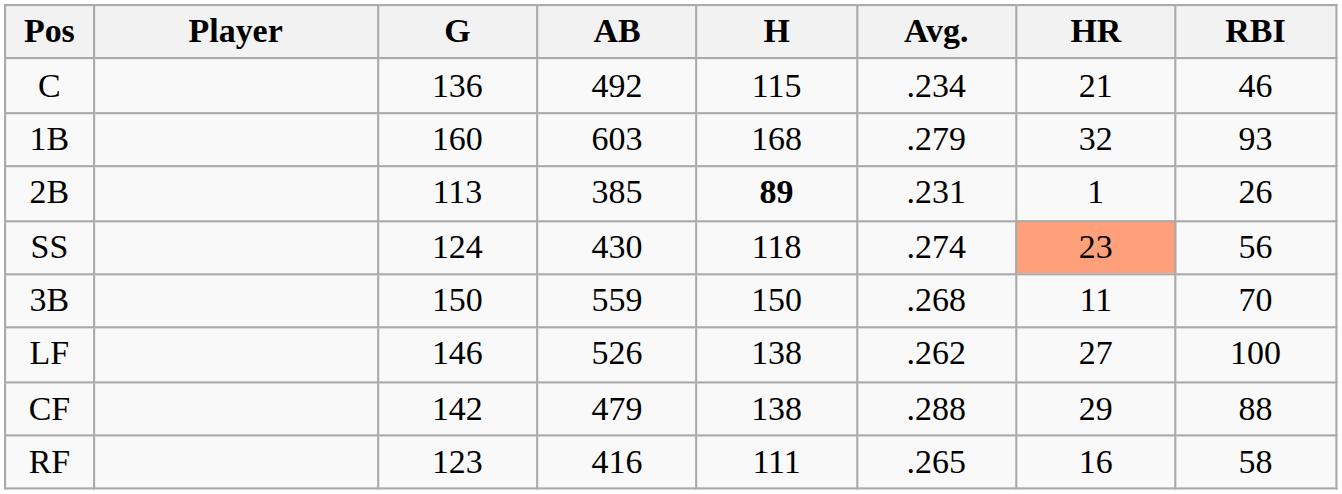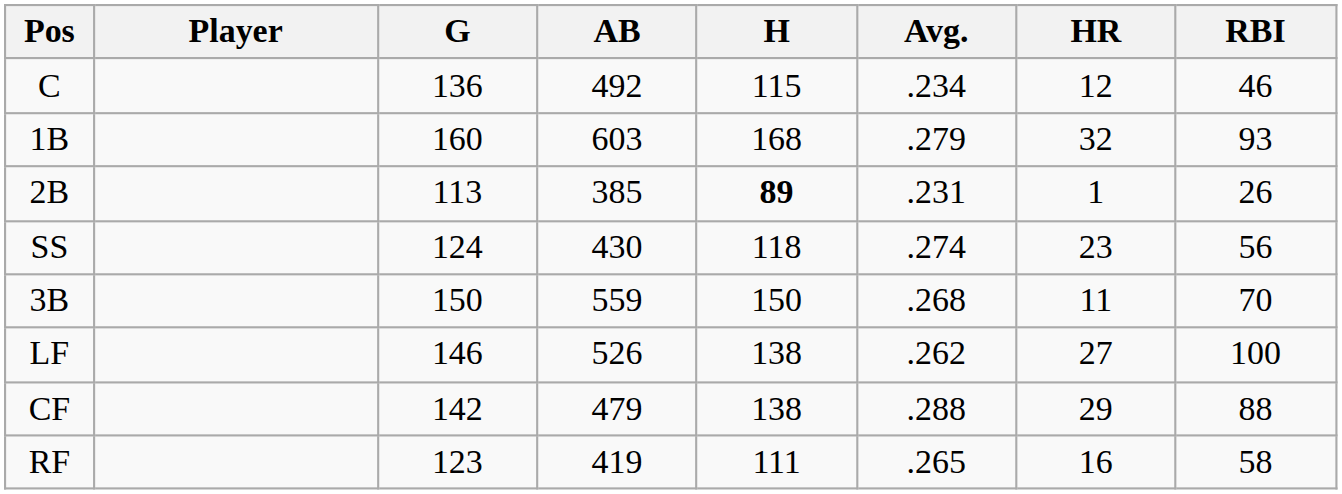(1096, 85) 21 -> (1096, 85) 12
(1096, 246) lightsalmon background -> (1096, 246) no background
(617, 461) 416 -> (617, 461) 419
